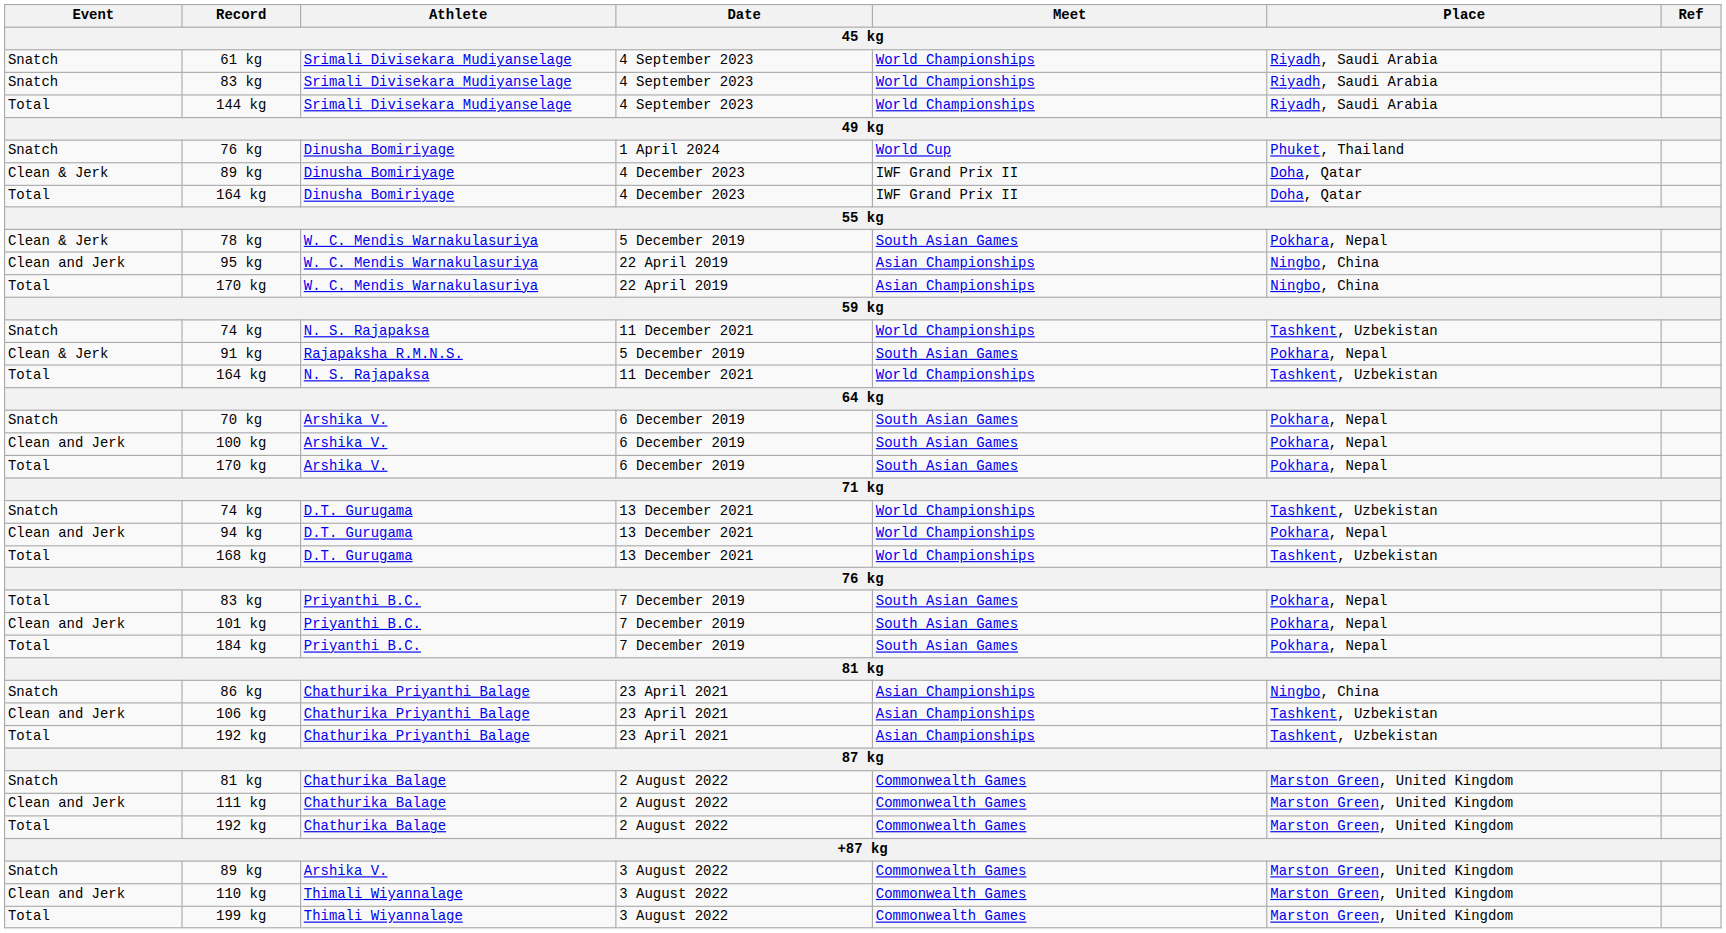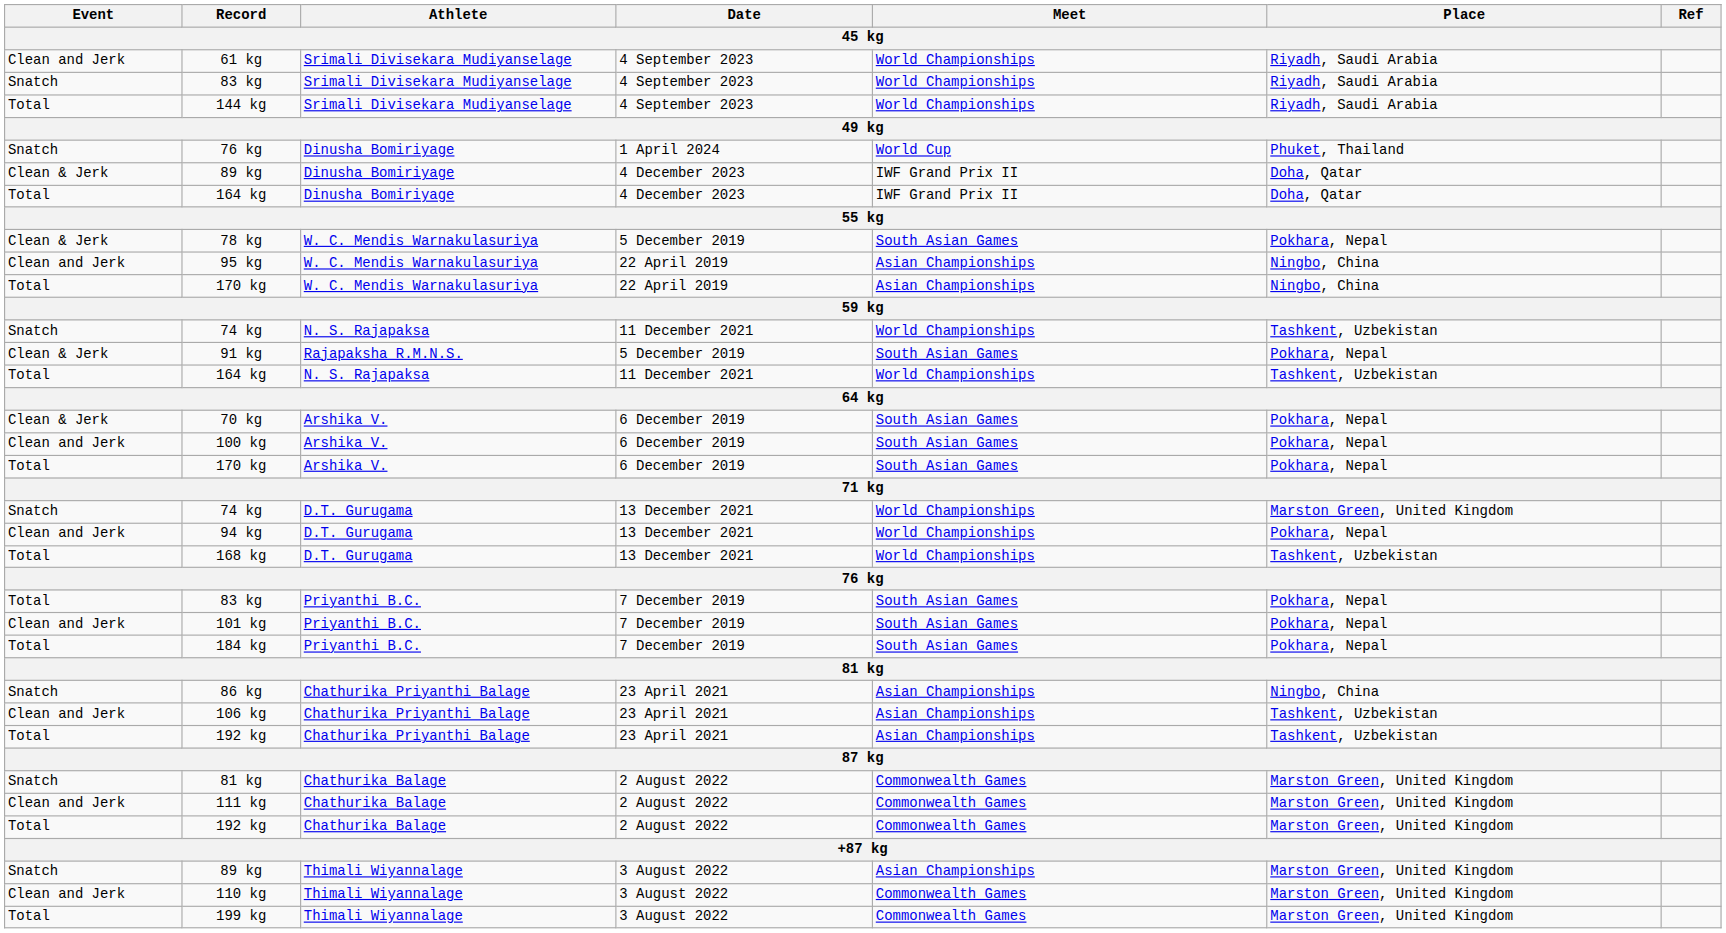(33, 61) Snatch -> (67, 61) Clean and Jerk
(33, 422) Snatch -> (58, 422) Clean & Jerk
(1354, 512) Tashkent, Uzbekistan -> (1392, 512) Marston Green, United Kingdom
(346, 872) Arshika V. -> (383, 872) Thimali Wiyannalage
(951, 872) Commonwealth Games -> (955, 872) Asian Championships
